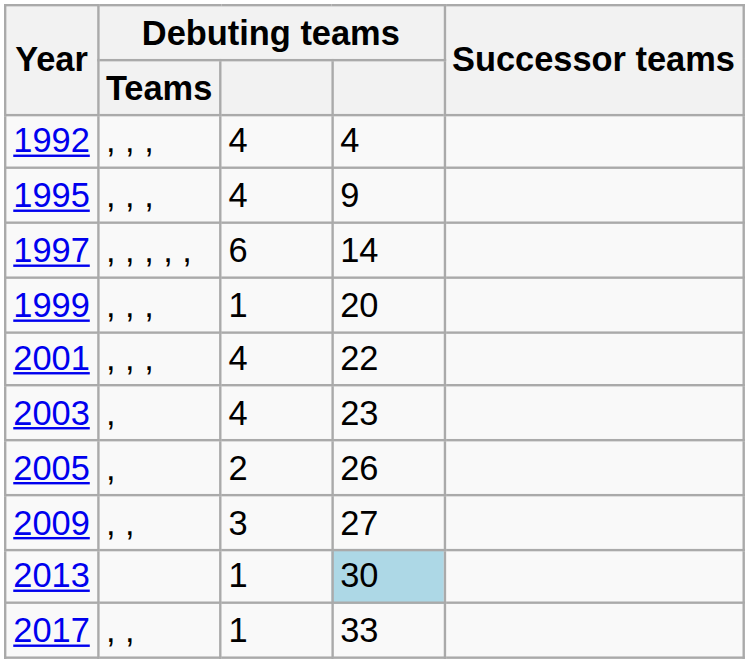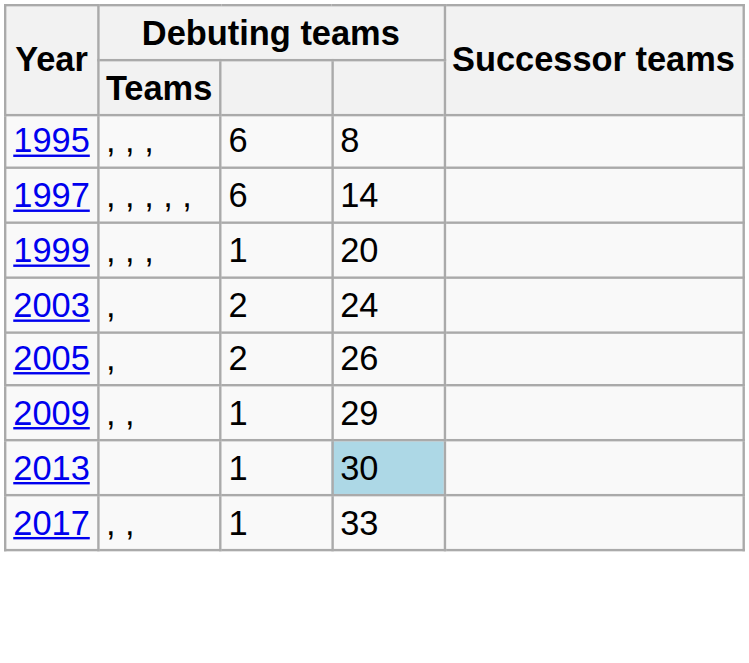- row: (52, 142)
(238, 196) 4 -> (238, 142) 6
(350, 196) 9 -> (350, 142) 8
- row: (52, 359)
(238, 413) 4 -> (238, 305) 2
(359, 413) 23 -> (359, 305) 24
(238, 522) 3 -> (238, 413) 1
(359, 522) 27 -> (359, 413) 29
